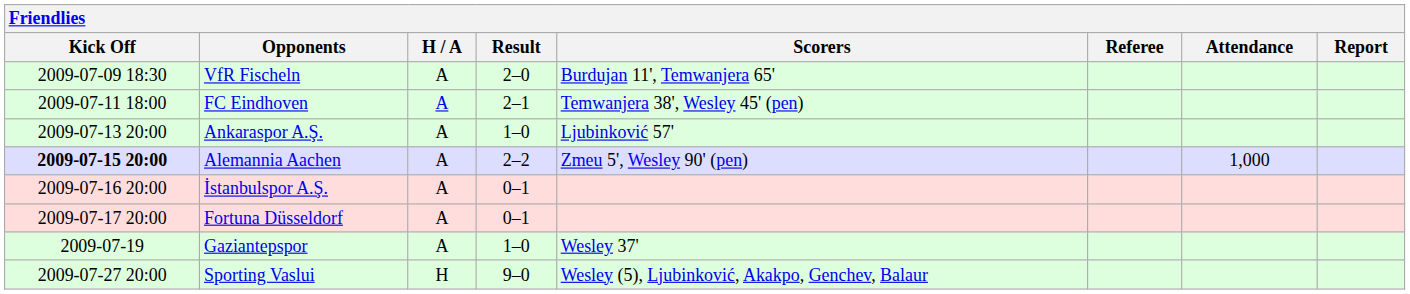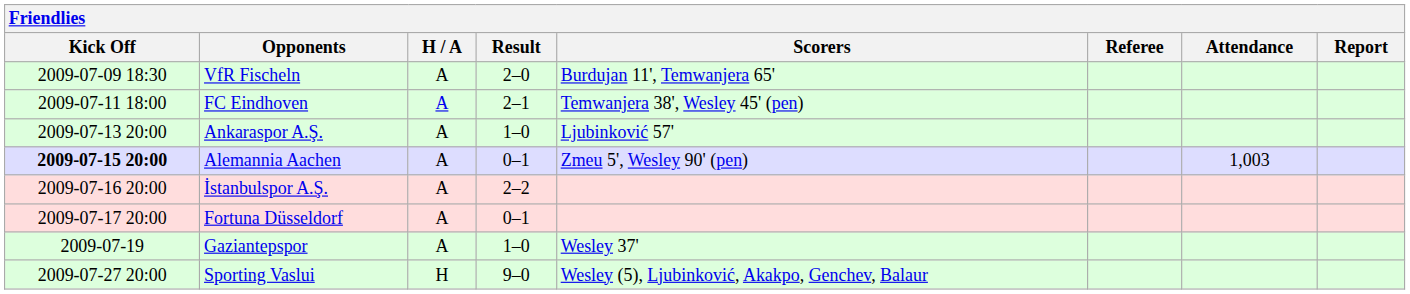(516, 160) 2–2 -> (516, 160) 0–1
(1249, 160) 1,000 -> (1249, 160) 1,003
(516, 189) 0–1 -> (516, 189) 2–2
